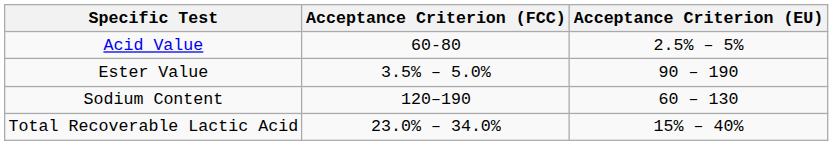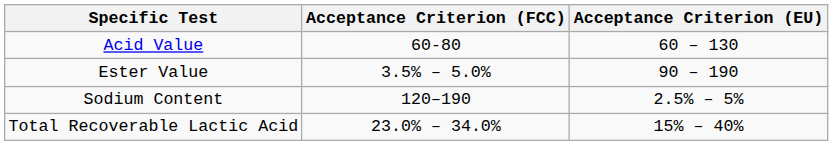(698, 45) 2.5% – 5% -> (699, 45) 60 – 130
(699, 100) 60 – 130 -> (698, 100) 2.5% – 5%
